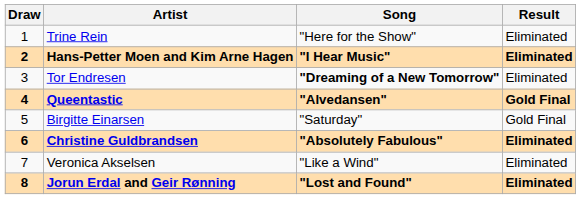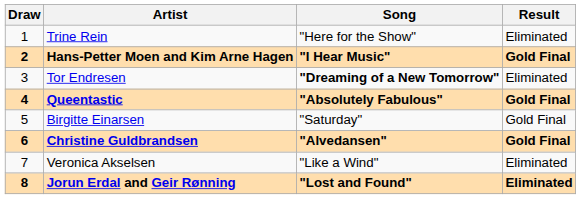(539, 57) Eliminated -> (538, 57) Gold Final
(343, 99) "Alvedansen" -> (371, 99) "Absolutely Fabulous"
(371, 141) "Absolutely Fabulous" -> (343, 141) "Alvedansen"
(539, 141) Eliminated -> (538, 141) Gold Final
